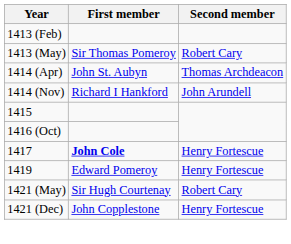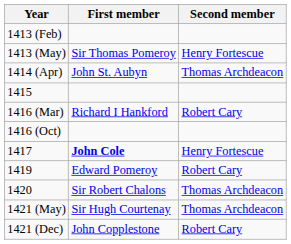(212, 53) Robert Cary -> (222, 53) Henry Fortescue
- row: (36, 92)
+ row: (35, 111)
(222, 170) Henry Fortescue -> (212, 170) Robert Cary
+ row: (20, 190)
(212, 190) Robert Cary -> (232, 209) Thomas Archdeacon
(222, 209) Henry Fortescue -> (212, 229) Robert Cary
